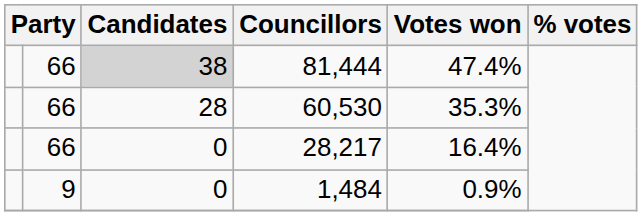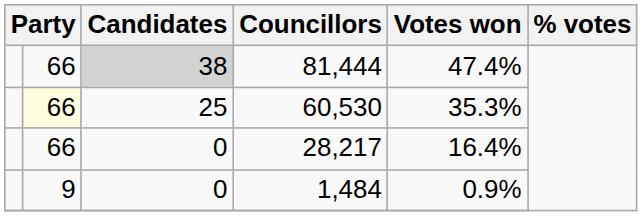(61, 107) no background -> (61, 107) lightyellow background
(213, 107) 28 -> (213, 107) 25
